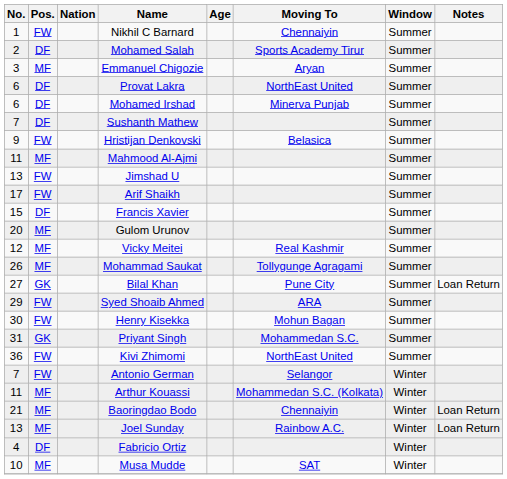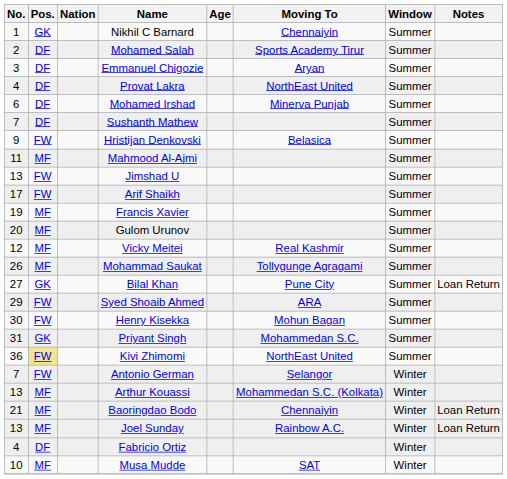(43, 32) FW -> (43, 32) GK
(43, 68) MF -> (43, 68) DF
(16, 86) 6 -> (16, 86) 4
(16, 212) 15 -> (16, 212) 19
(43, 212) DF -> (43, 212) MF
(43, 356) no background -> (43, 356) khaki background
(16, 393) 11 -> (16, 393) 13
